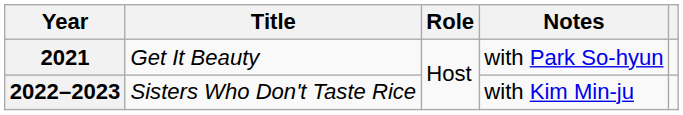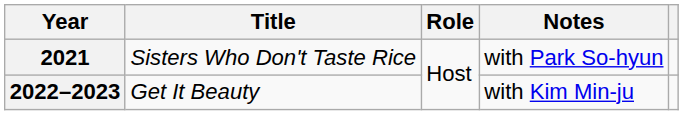(195, 57) Get It Beauty -> (273, 57) Sisters Who Don't Taste Rice
(273, 92) Sisters Who Don't Taste Rice -> (195, 92) Get It Beauty
